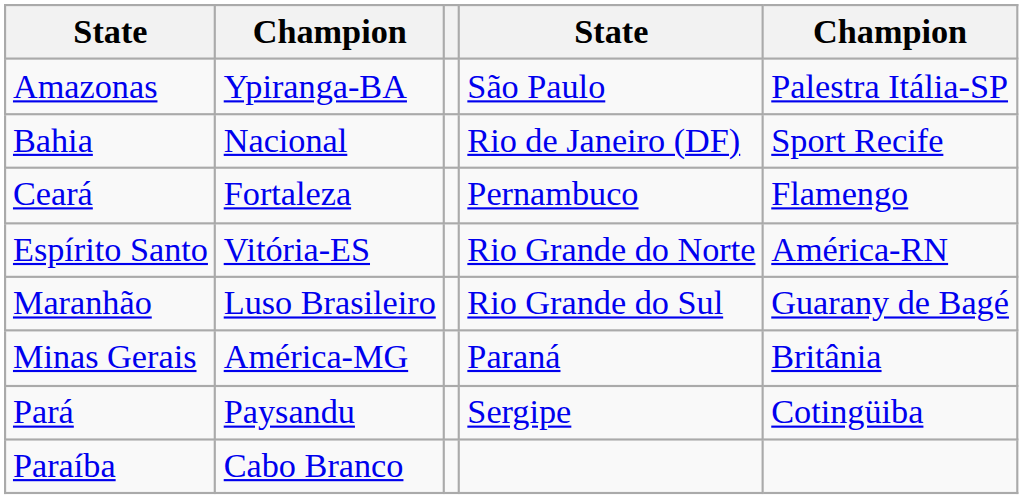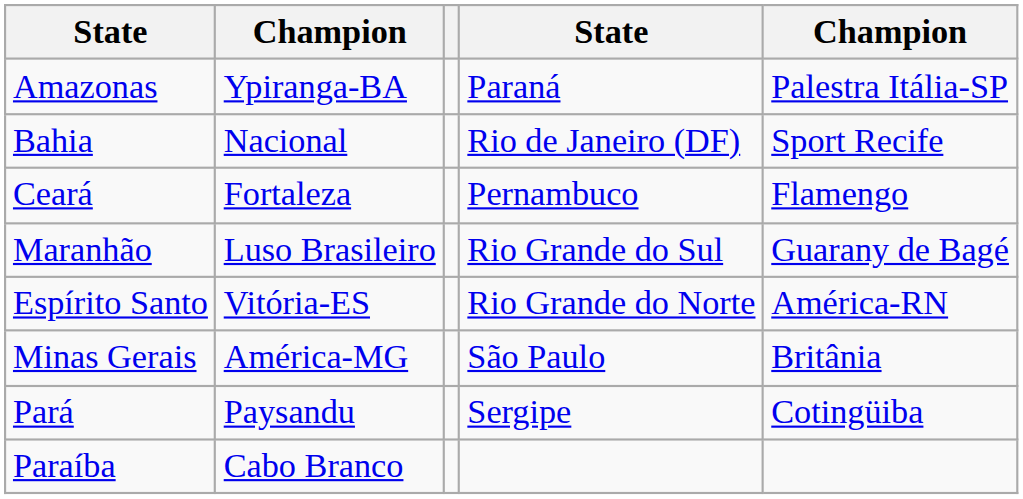(536, 85) São Paulo -> (514, 85) Paraná
rows swapped: (110, 248) <-> (82, 303)
(514, 357) Paraná -> (536, 357) São Paulo
